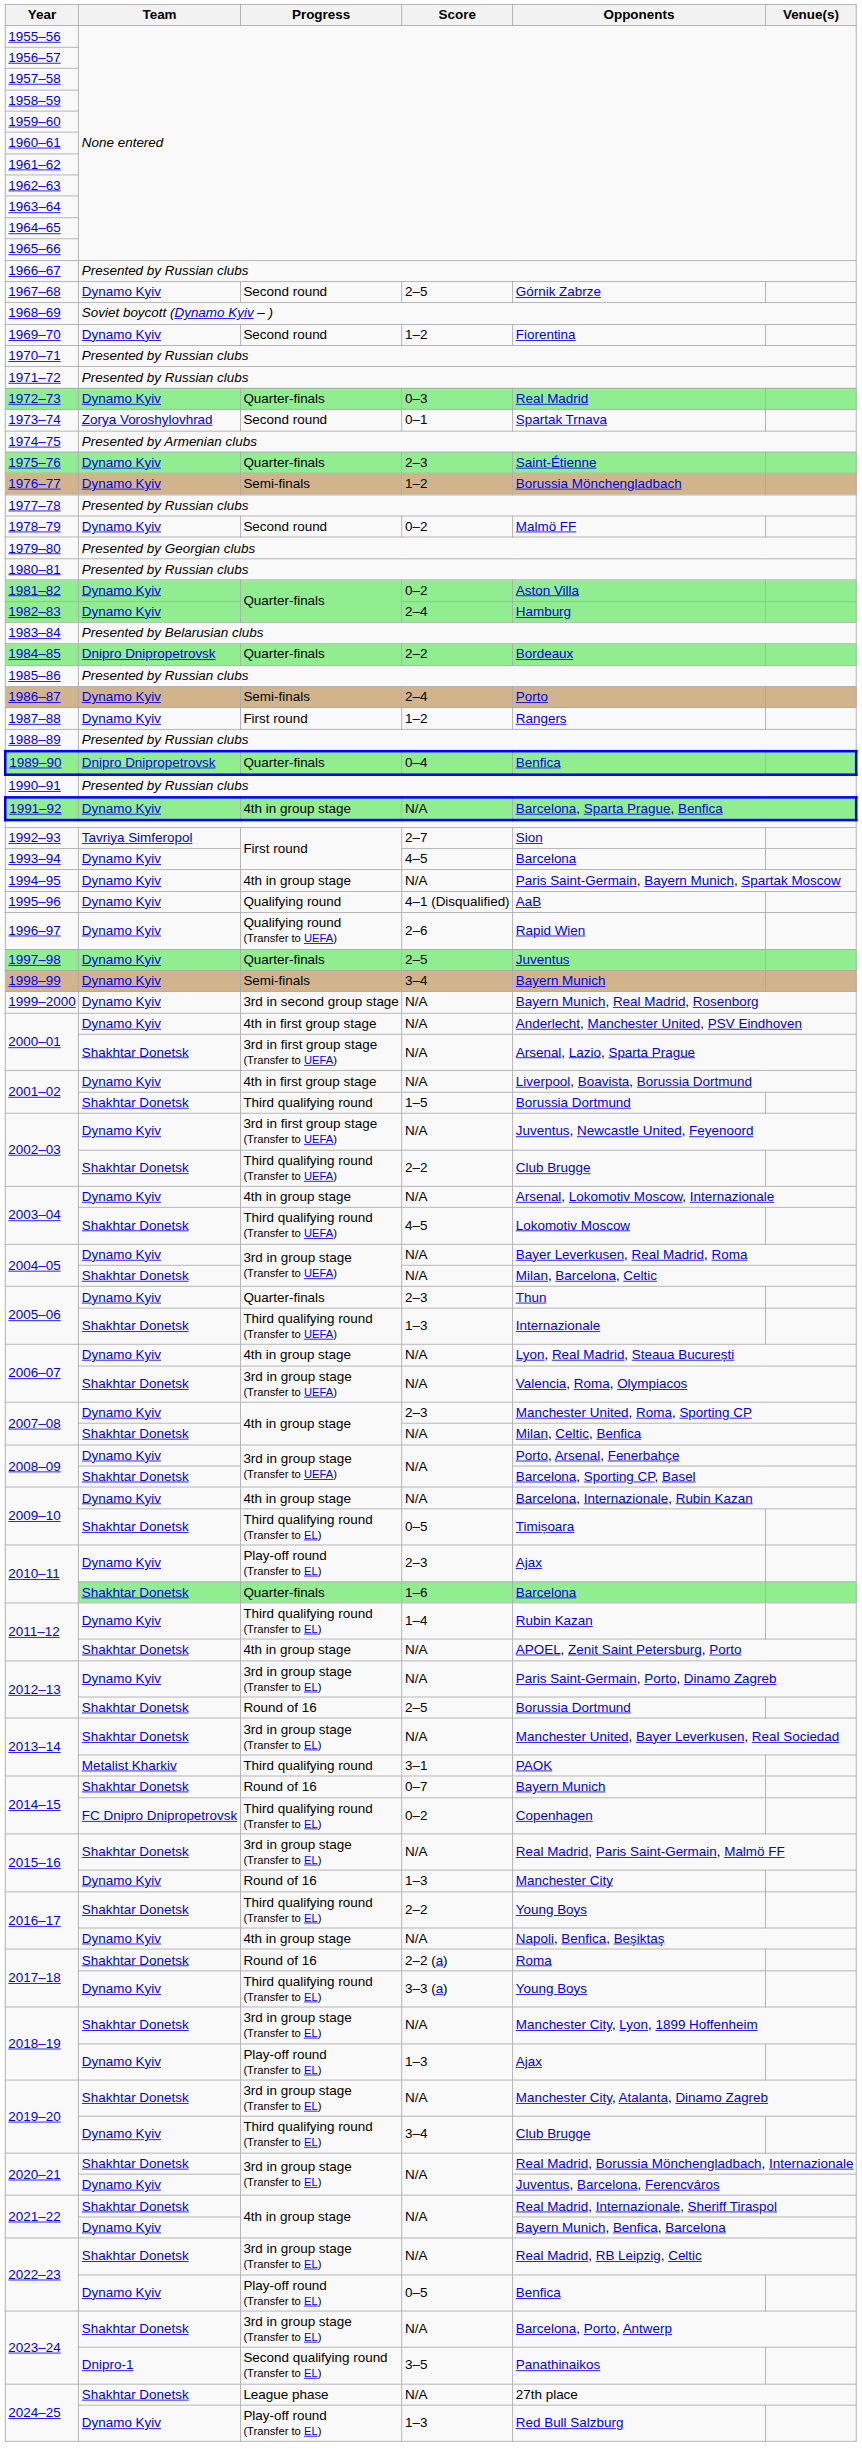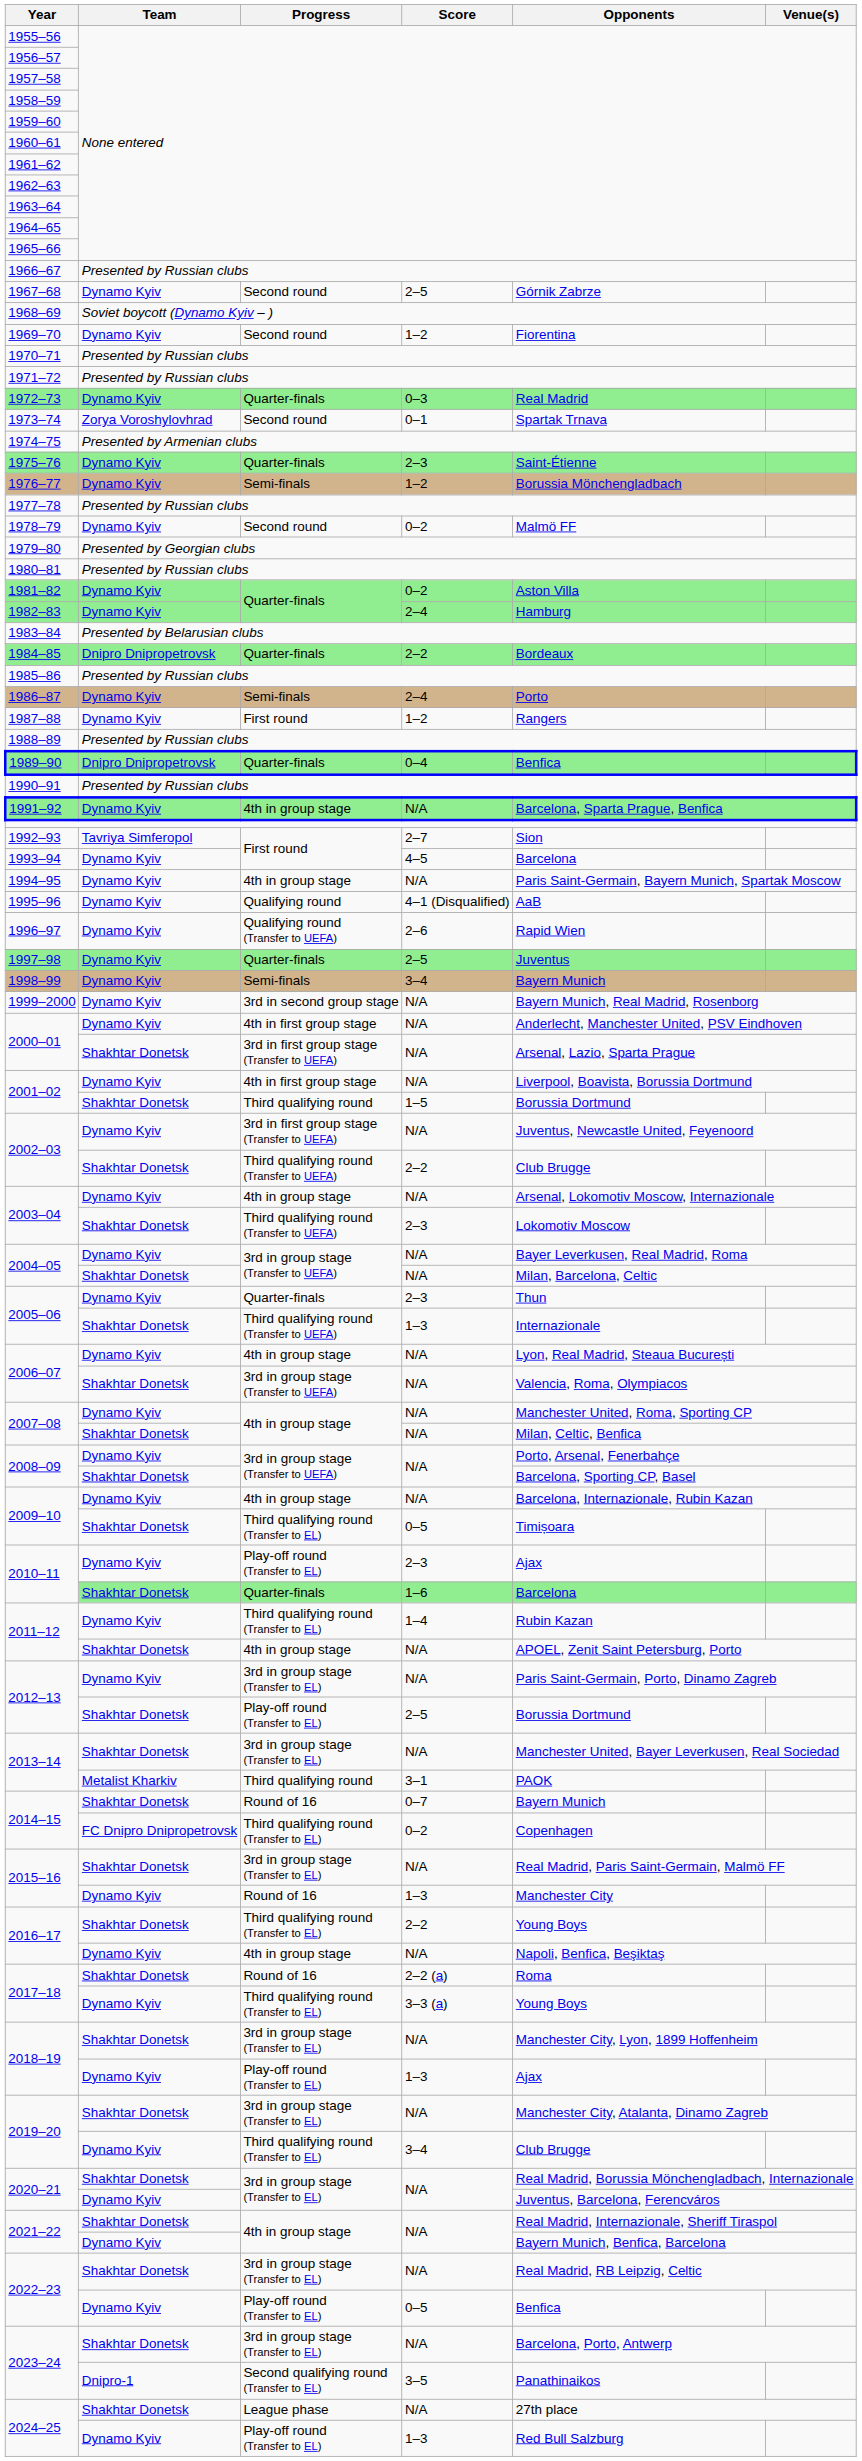(416, 1225) 4–5 -> (416, 1225) 2–3
(416, 1412) 2–3 -> (416, 1412) N/A
(280, 1707) Round of 16 -> (285, 1715) Play-off round (Transfer to EL)
